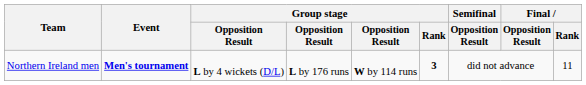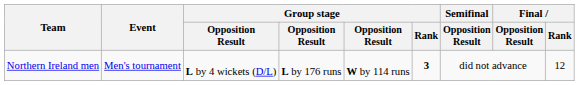(146, 66) bold -> (142, 66) normal
(567, 66) 11 -> (560, 66) 12
